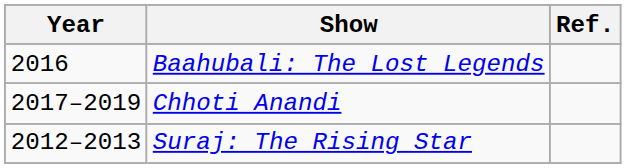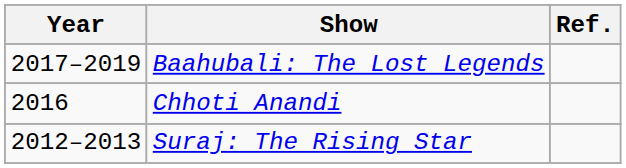(40, 64) 2016 -> (76, 64) 2017–2019
(76, 103) 2017–2019 -> (40, 103) 2016
